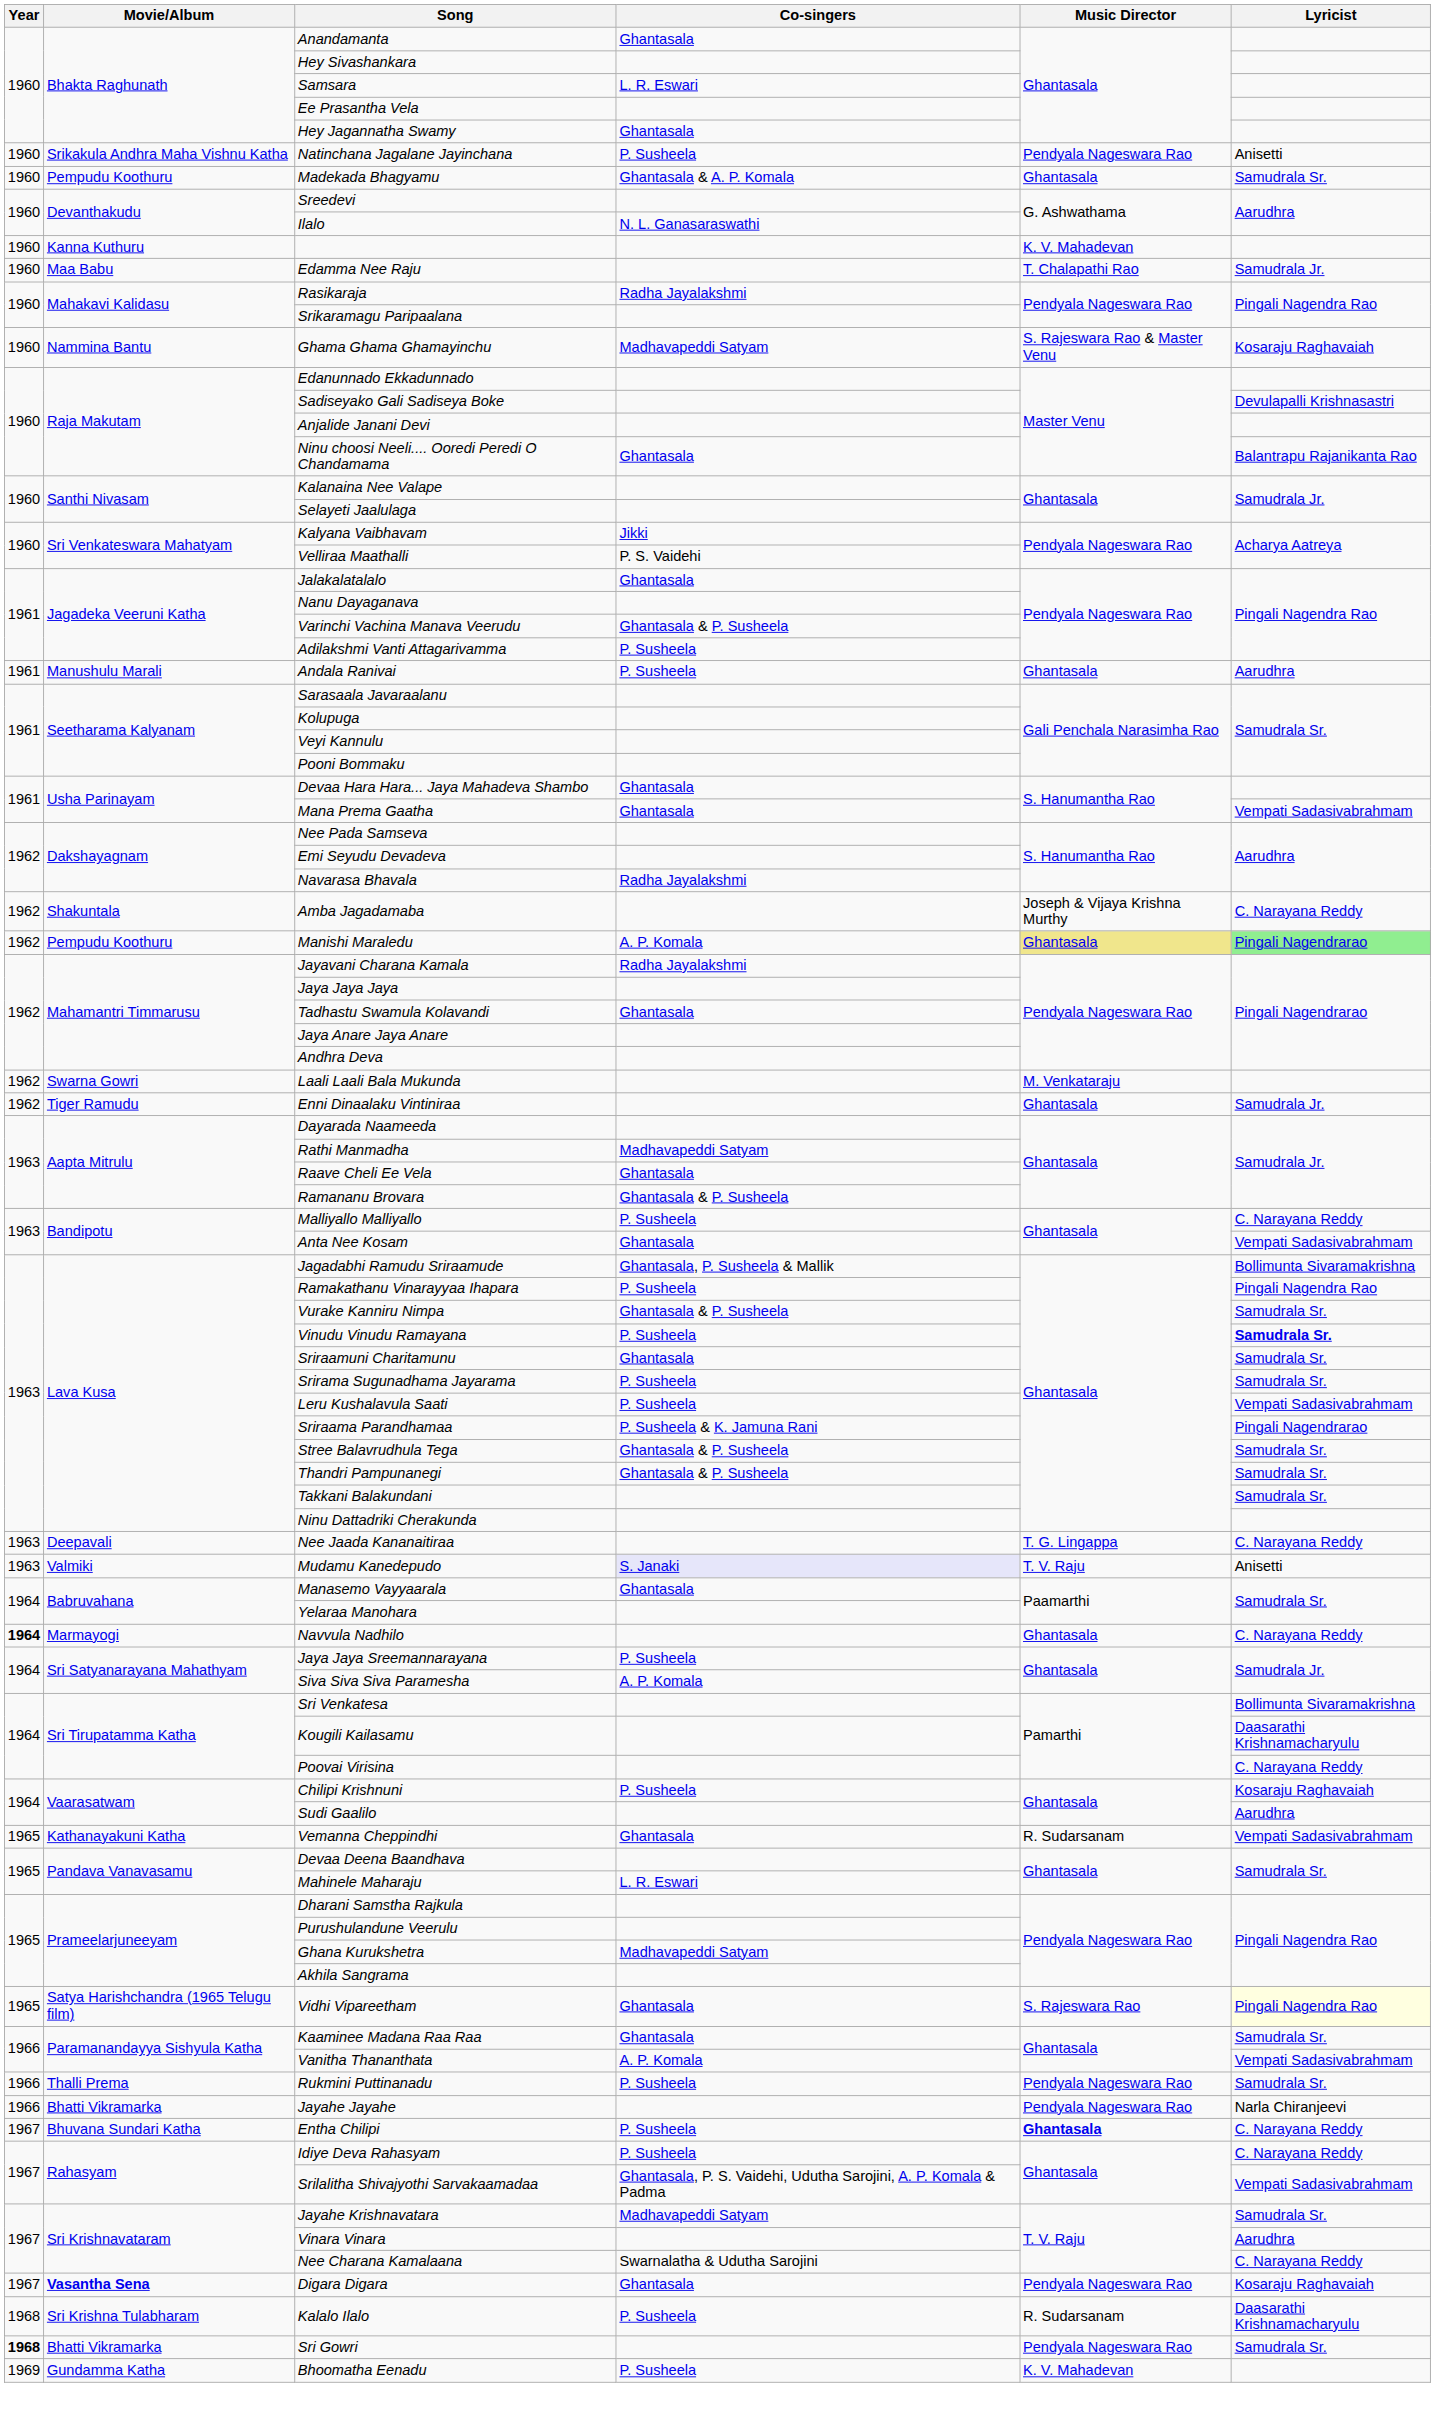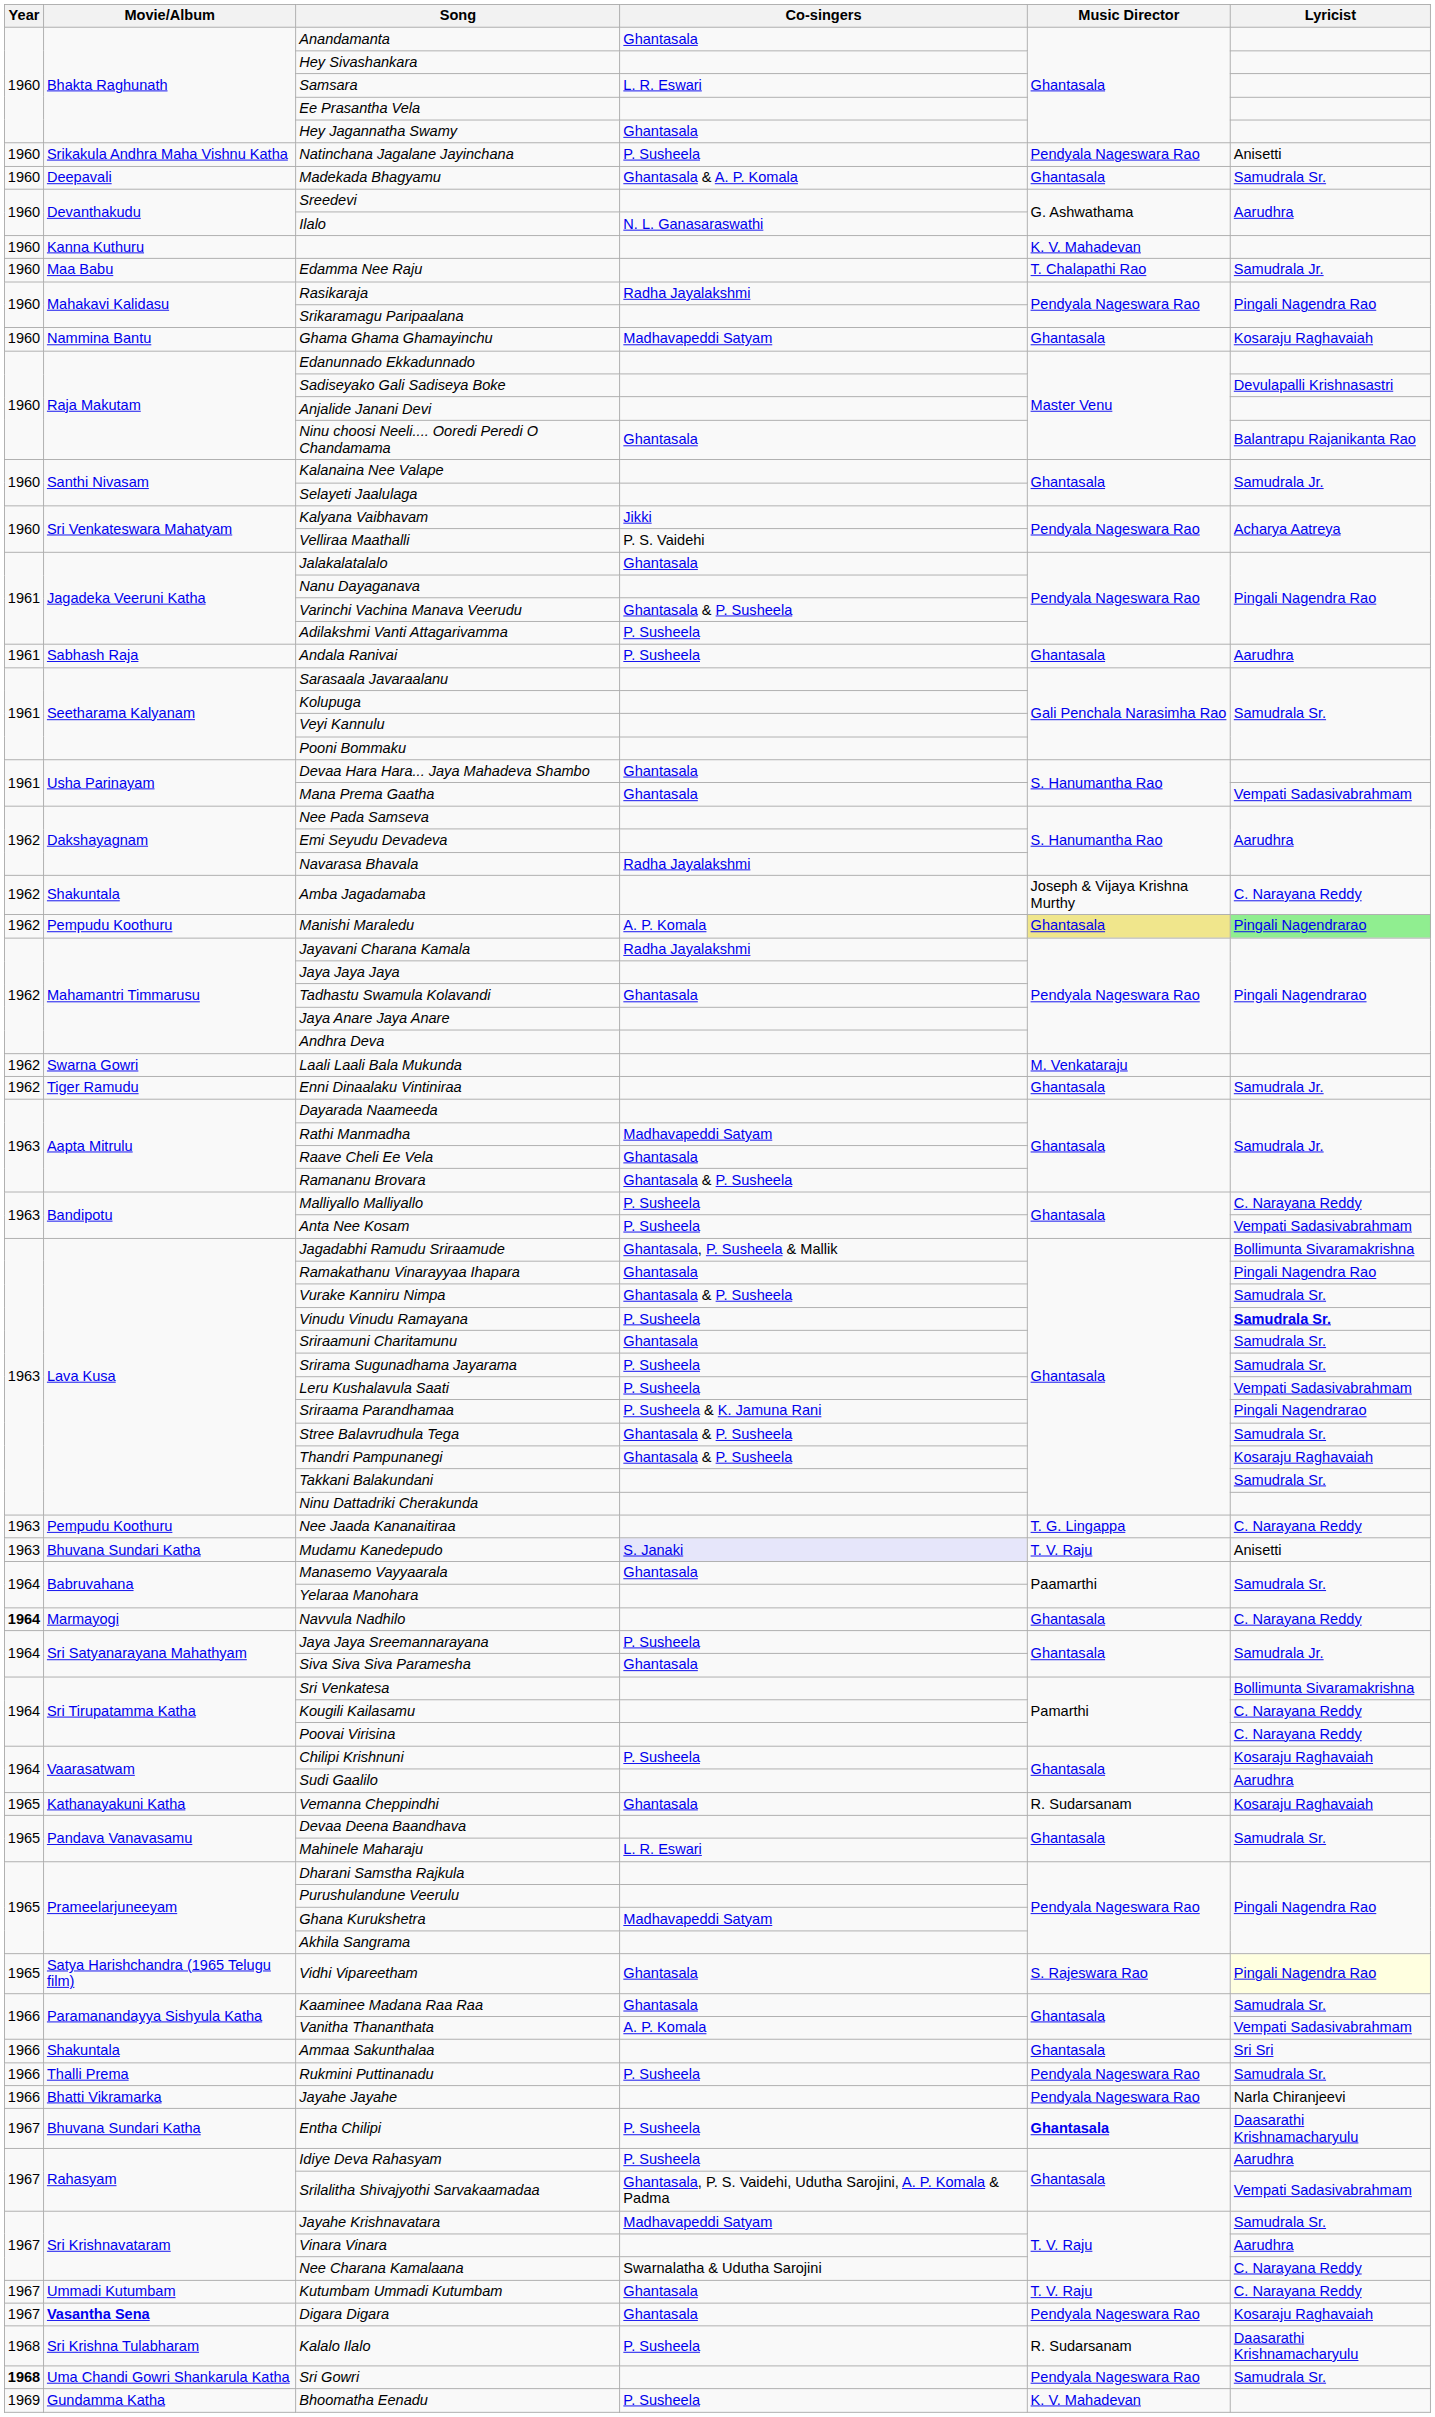(110, 177) Pempudu Koothuru -> (79, 177) Deepavali
(1113, 347) S. Rajeswara Rao & Master Venu -> (1068, 339) Ghantasala
(104, 672) Manushulu Marali -> (93, 655) Sabhash Raja
(657, 1242) Ghantasala -> (662, 1226) P. Susheela
(658, 1289) P. Susheela -> (661, 1272) Ghantasala
(1281, 1473) Samudrala Sr. -> (1303, 1457) Kosaraju Raghavaiah
(79, 1543) Deepavali -> (110, 1526) Pempudu Koothuru
(70, 1566) Valmiki -> (124, 1549) Bhuvana Sundari Katha
(661, 1681) A. P. Komala -> (661, 1665) Ghantasala
(1297, 1735) Daasarathi Krishnamacharyulu -> (1298, 1711) C. Narayana Reddy
(1324, 1836) Vempati Sadasivabrahmam -> (1303, 1803) Kosaraju Raghavaiah
+ row: (367, 2051)
(1299, 2129) C. Narayana Reddy -> (1296, 2128) Daasarathi Krishnamacharyulu
(1299, 2153) C. Narayana Reddy -> (1264, 2159) Aarudhra
+ row: (401, 2291)
(104, 2347) Bhatti Vikramarka -> (168, 2377) Uma Chandi Gowri Shankarula Katha
